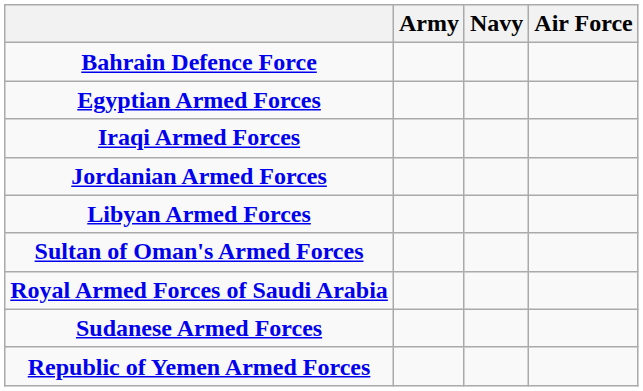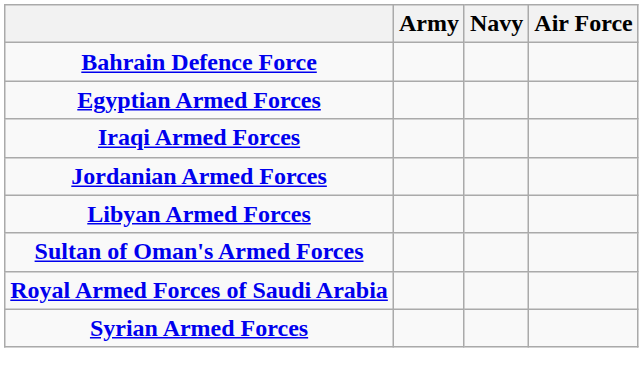- row: (199, 328)
+ row: (199, 328)
- row: (199, 366)
